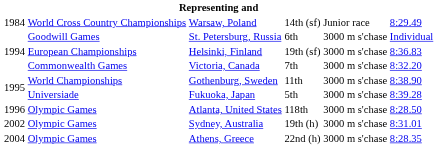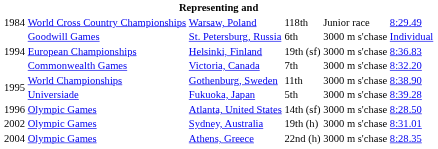(302, 22) 14th (sf) -> (296, 22) 118th
(296, 109) 118th -> (302, 109) 14th (sf)
